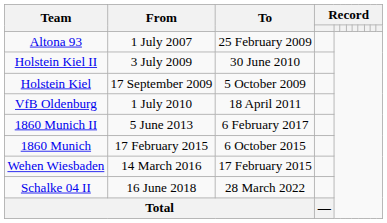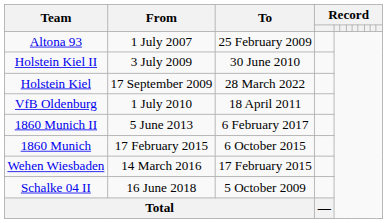(265, 83) 5 October 2009 -> (265, 83) 28 March 2022
(265, 187) 28 March 2022 -> (265, 187) 5 October 2009
